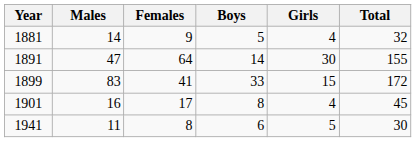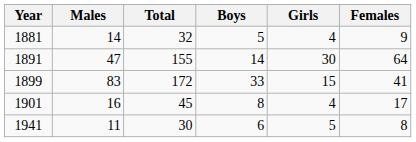columns swapped: (160, 15) <-> (375, 15)
